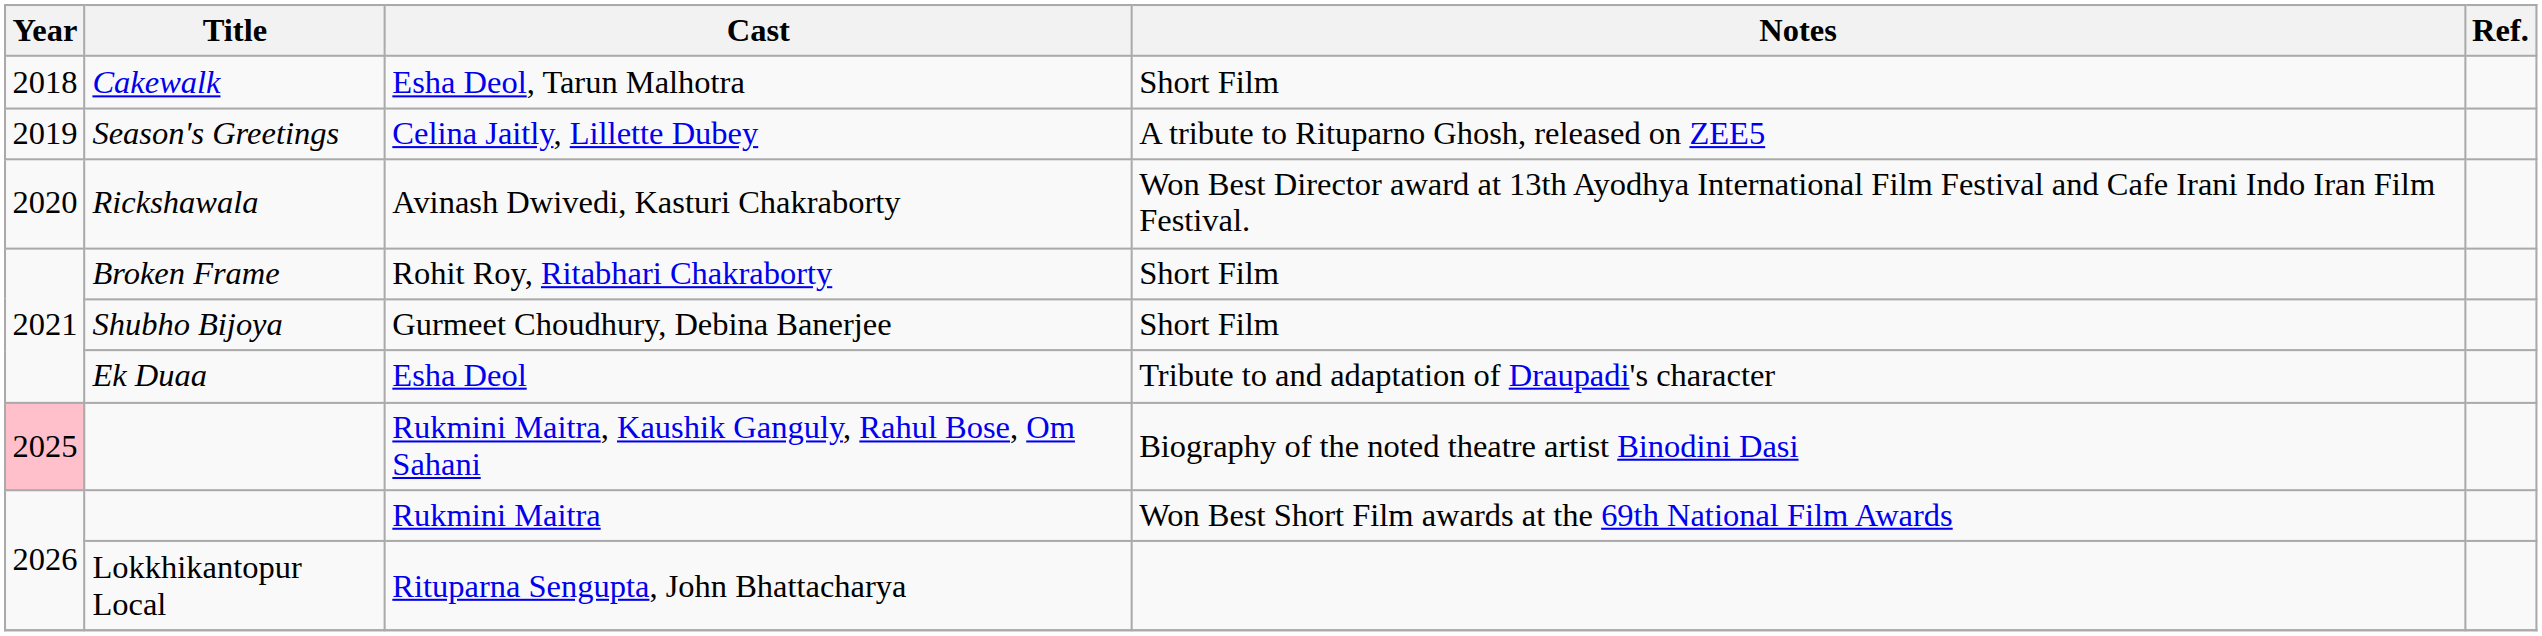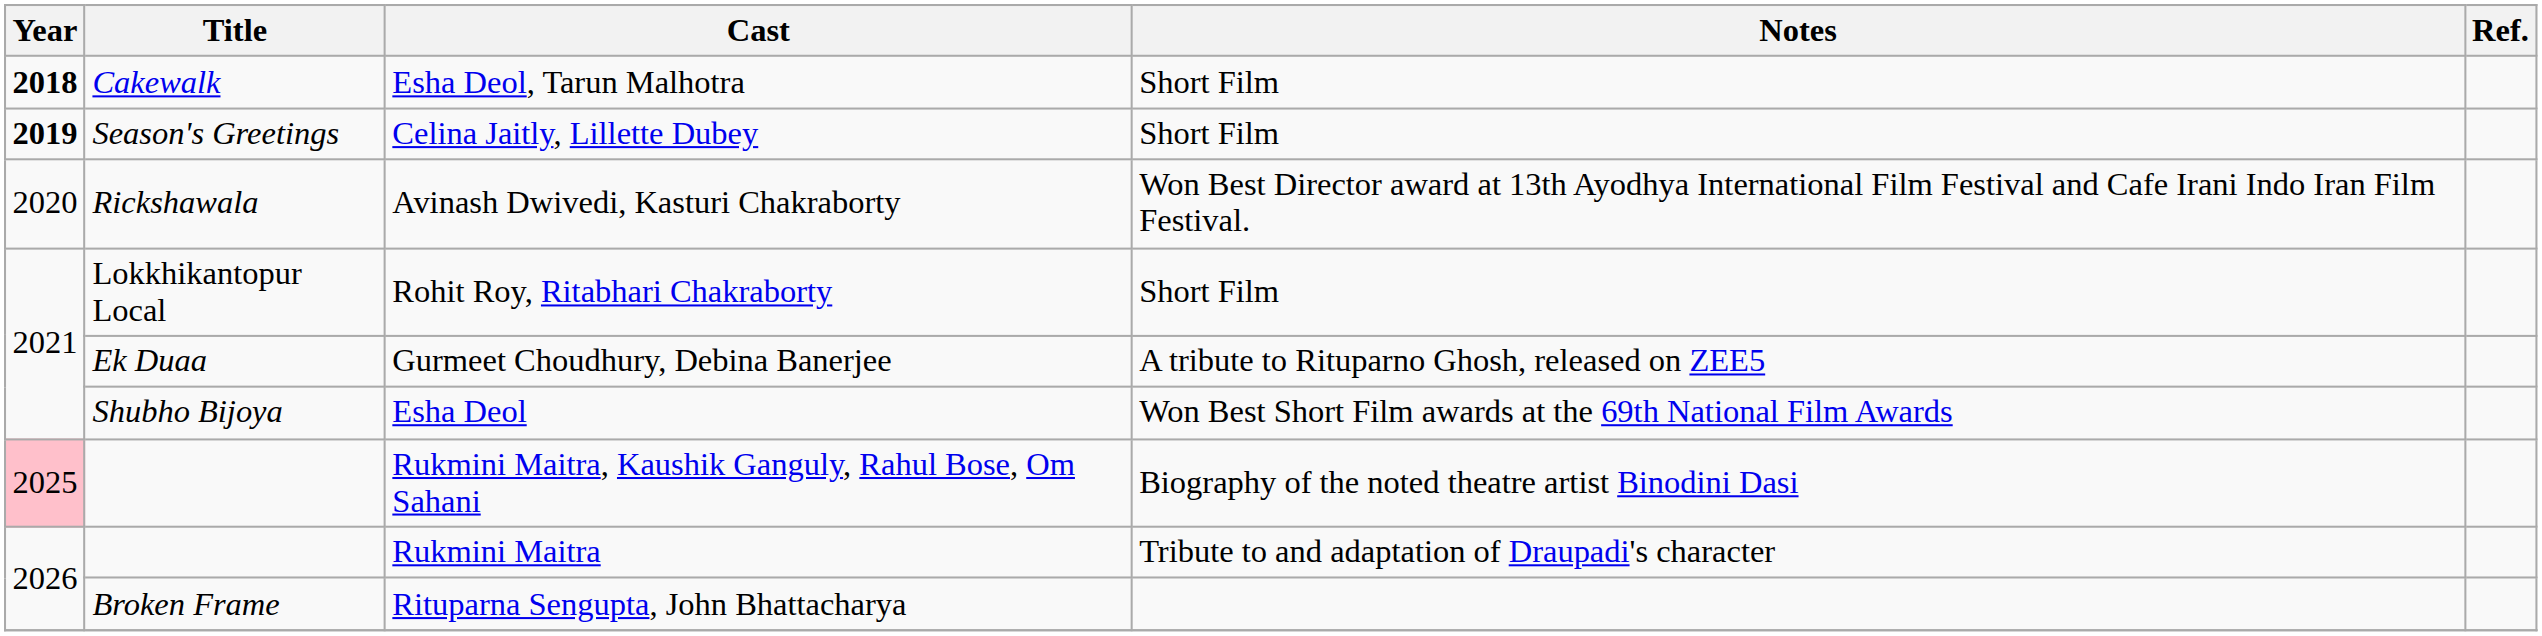(45, 81) normal -> (45, 81) bold
(45, 133) normal -> (45, 133) bold
(1452, 133) A tribute to Rituparno Ghosh, released on ZEE5 -> (1209, 133) Short Film
(186, 272) Broken Frame -> (197, 291) Lokkhikantopur Local
(188, 324) Shubho Bijoya -> (150, 360) Ek Duaa
(1209, 324) Short Film -> (1452, 360) A tribute to Rituparno Ghosh, released on ZEE5
(150, 375) Ek Duaa -> (188, 412) Shubho Bijoya
(1457, 375) Tribute to and adaptation of Draupadi's character -> (1546, 412) Won Best Short Film awards at the 69th National Film Awards
(1546, 515) Won Best Short Film awards at the 69th National Film Awards -> (1457, 551) Tribute to and adaptation of Draupadi's character
(197, 585) Lokkhikantopur Local -> (186, 603) Broken Frame
